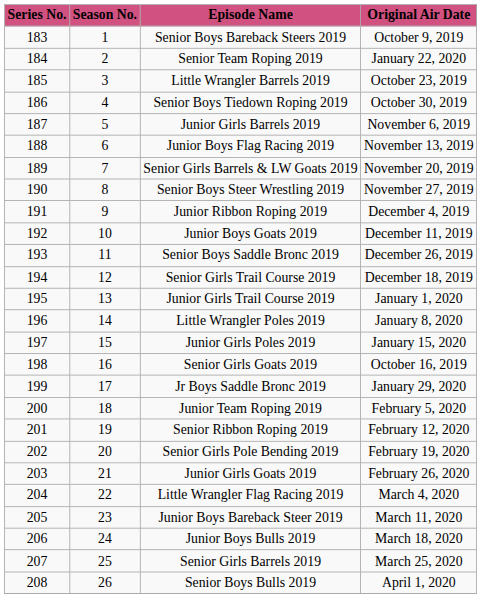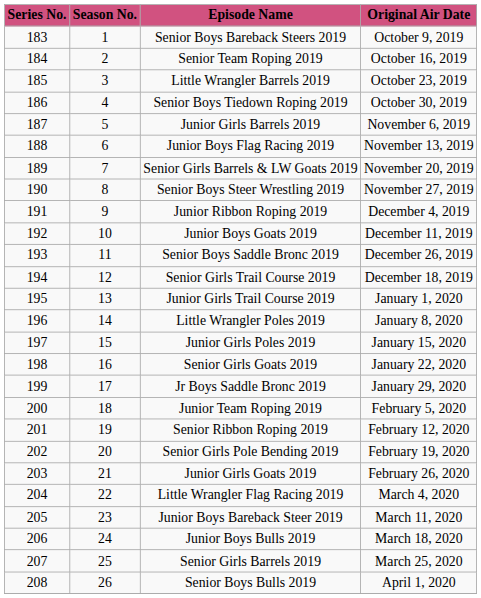(419, 59) January 22, 2020 -> (419, 59) October 16, 2019
(419, 364) October 16, 2019 -> (419, 364) January 22, 2020
